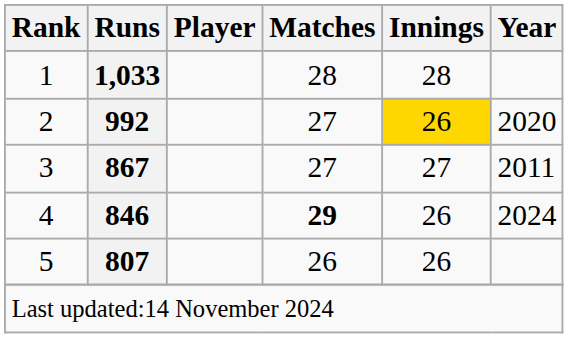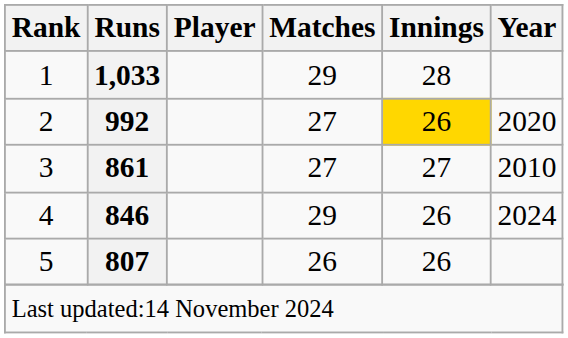(322, 74) 28 -> (322, 74) 29
(127, 167) 867 -> (127, 167) 861
(526, 167) 2011 -> (527, 167) 2010
(322, 214) bold -> (322, 214) normal
